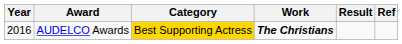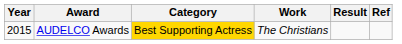(19, 30) 2016 -> (19, 30) 2015
(295, 30) bold -> (293, 30) normal
